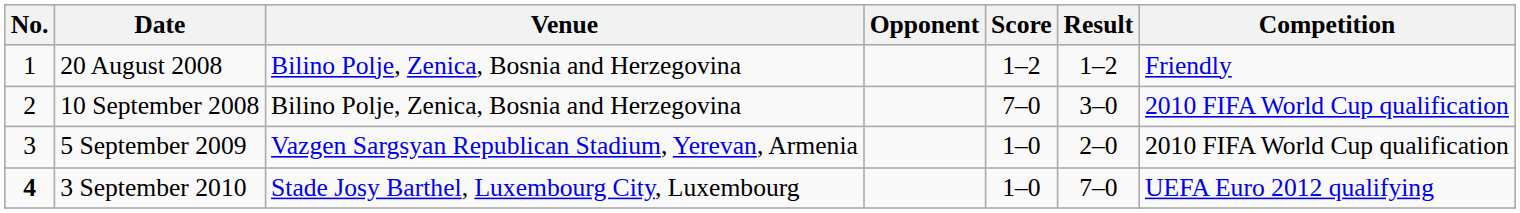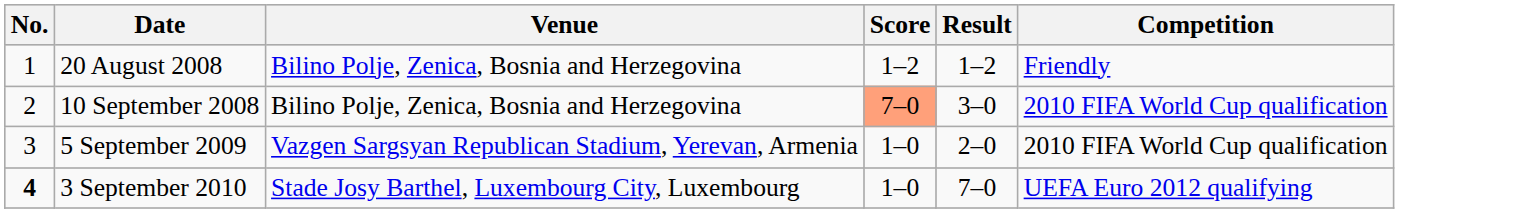- column: (924, 24)
(1021, 106) no background -> (900, 106) lightsalmon background
